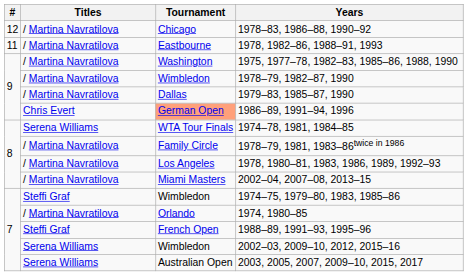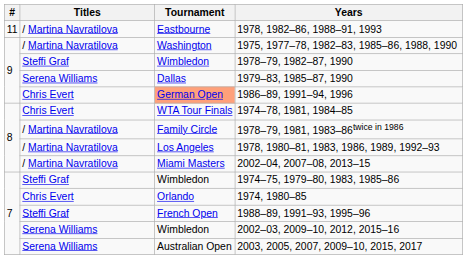- row: (305, 29)
(71, 78) / Martina Navratilova -> (46, 62) Steffi Graf
(71, 95) / Martina Navratilova -> (60, 78) Serena Williams
(61, 128) Serena Williams -> (48, 111) Chris Evert
(71, 213) / Martina Navratilova -> (48, 196) Chris Evert
